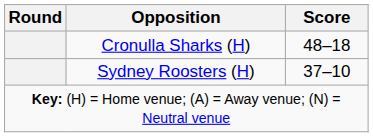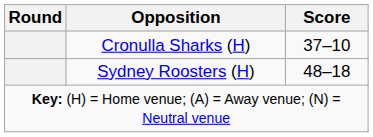(327, 44) 48–18 -> (327, 44) 37–10
(327, 71) 37–10 -> (327, 71) 48–18
